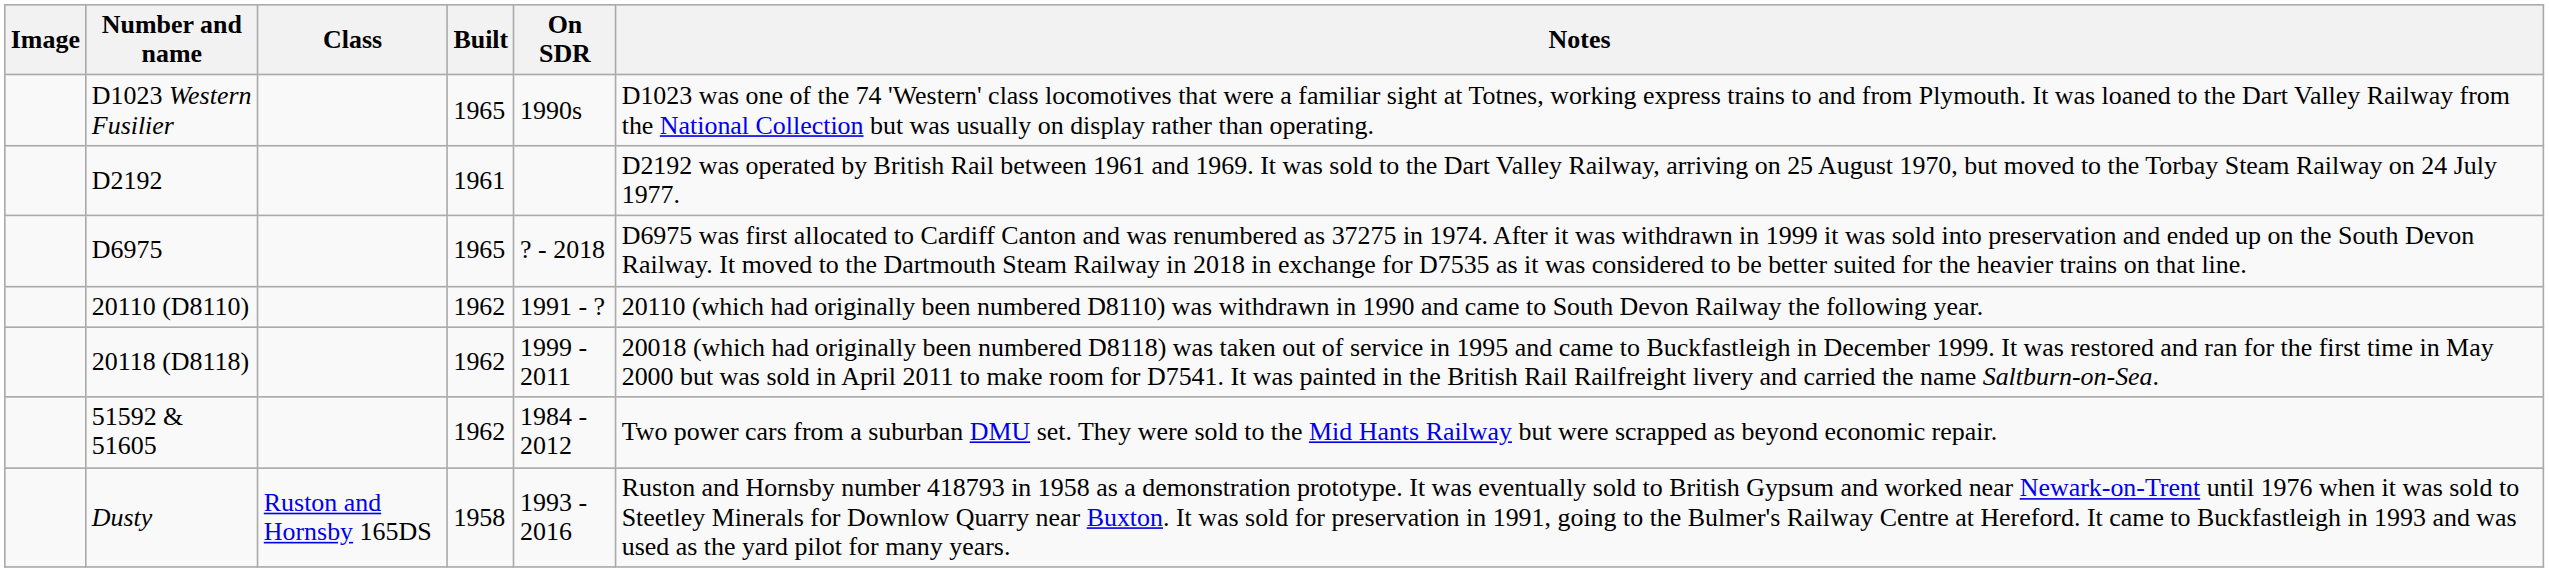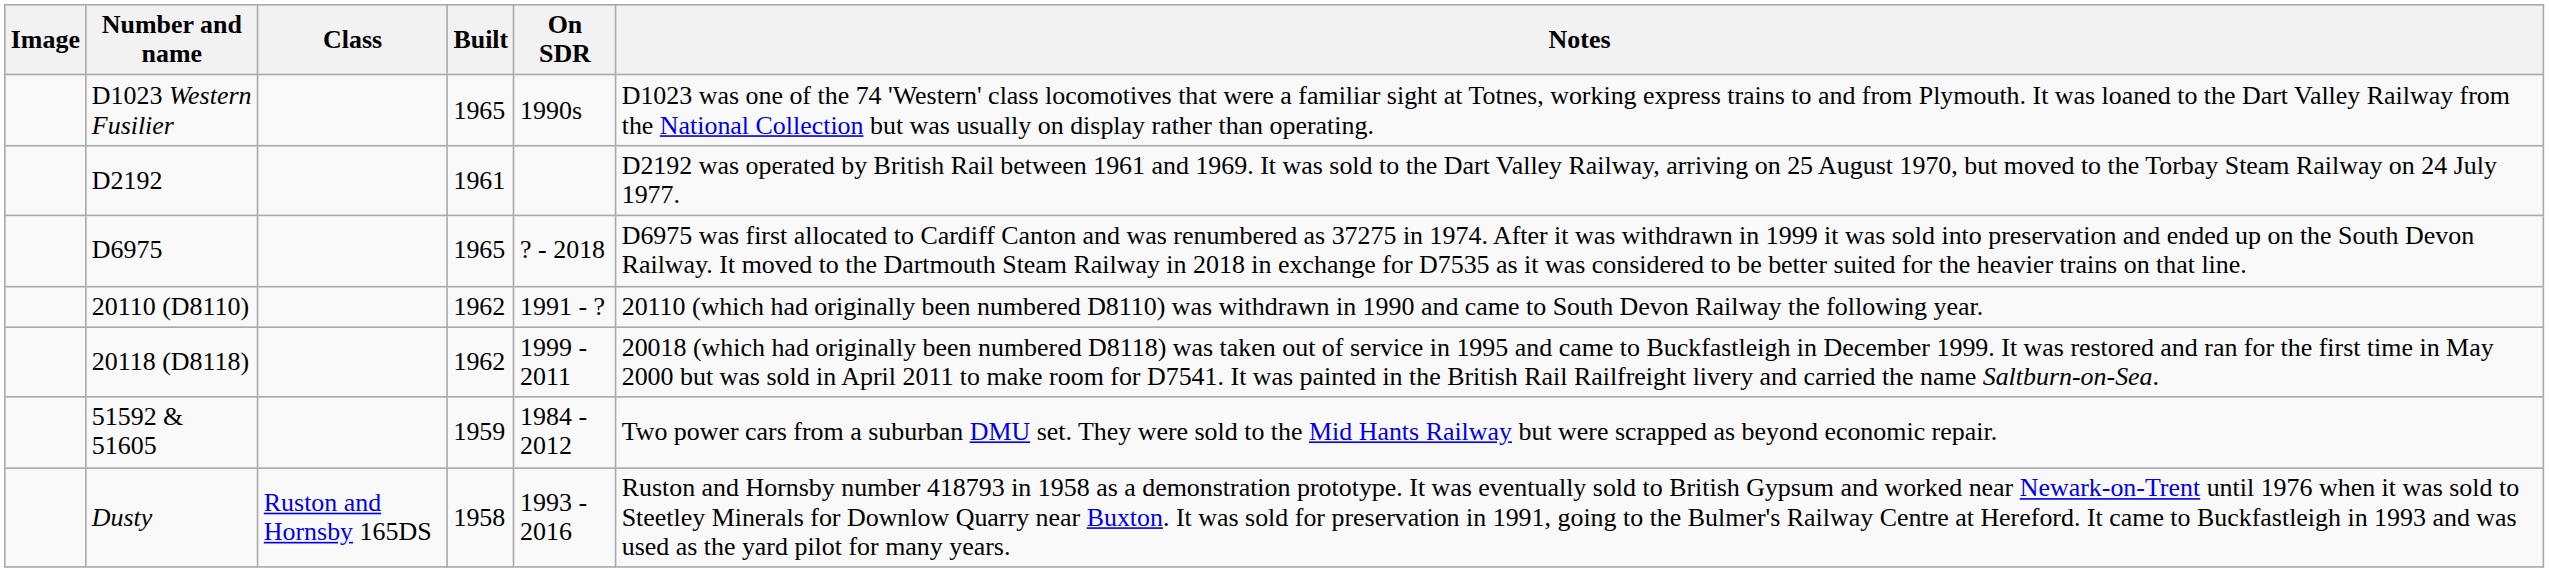(479, 432) 1962 -> (479, 432) 1959
